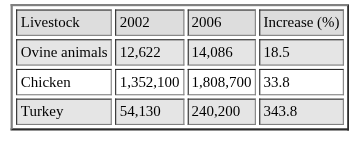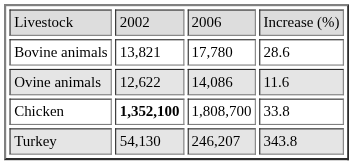+ row: (61, 52)
(277, 52) 18.5 -> (276, 82) 11.6
(150, 82) normal -> (150, 111) bold
(216, 111) 240,200 -> (216, 141) 246,207
